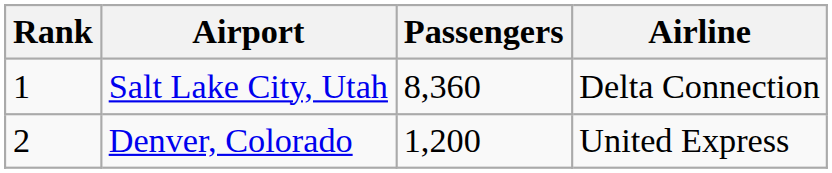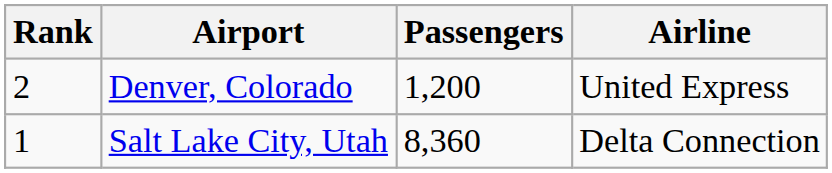rows swapped: (248, 85) <-> (231, 140)
